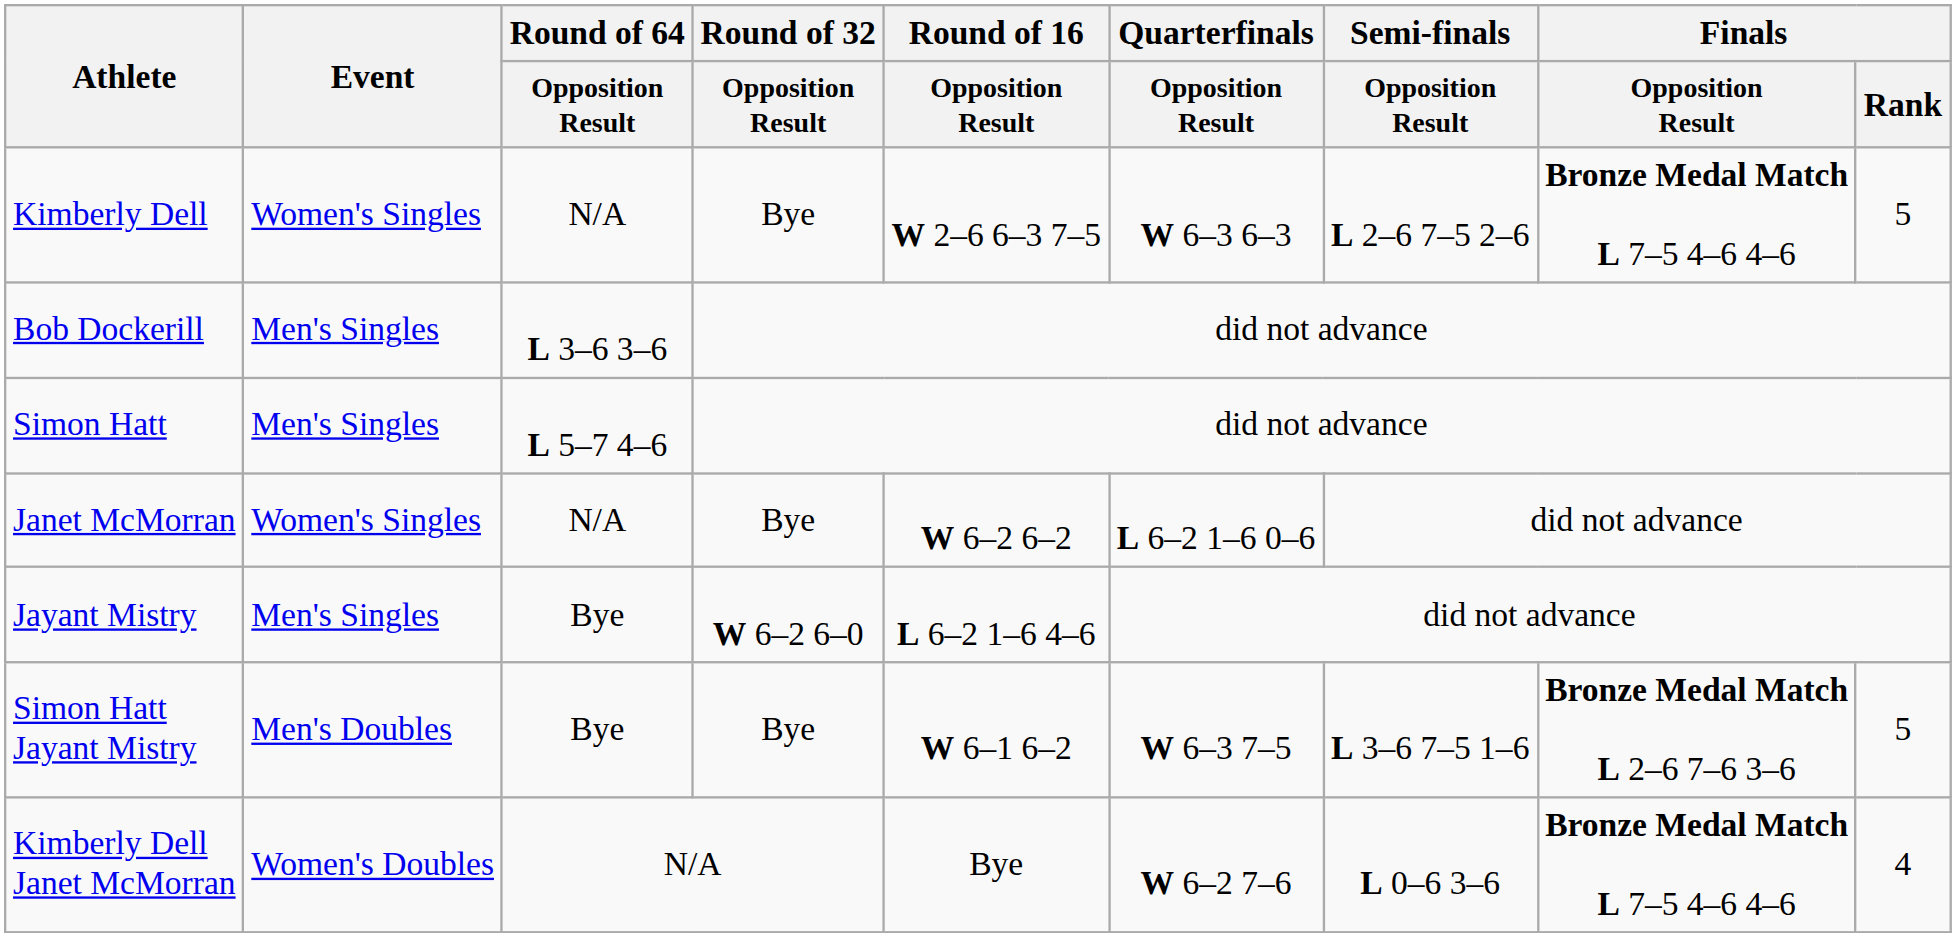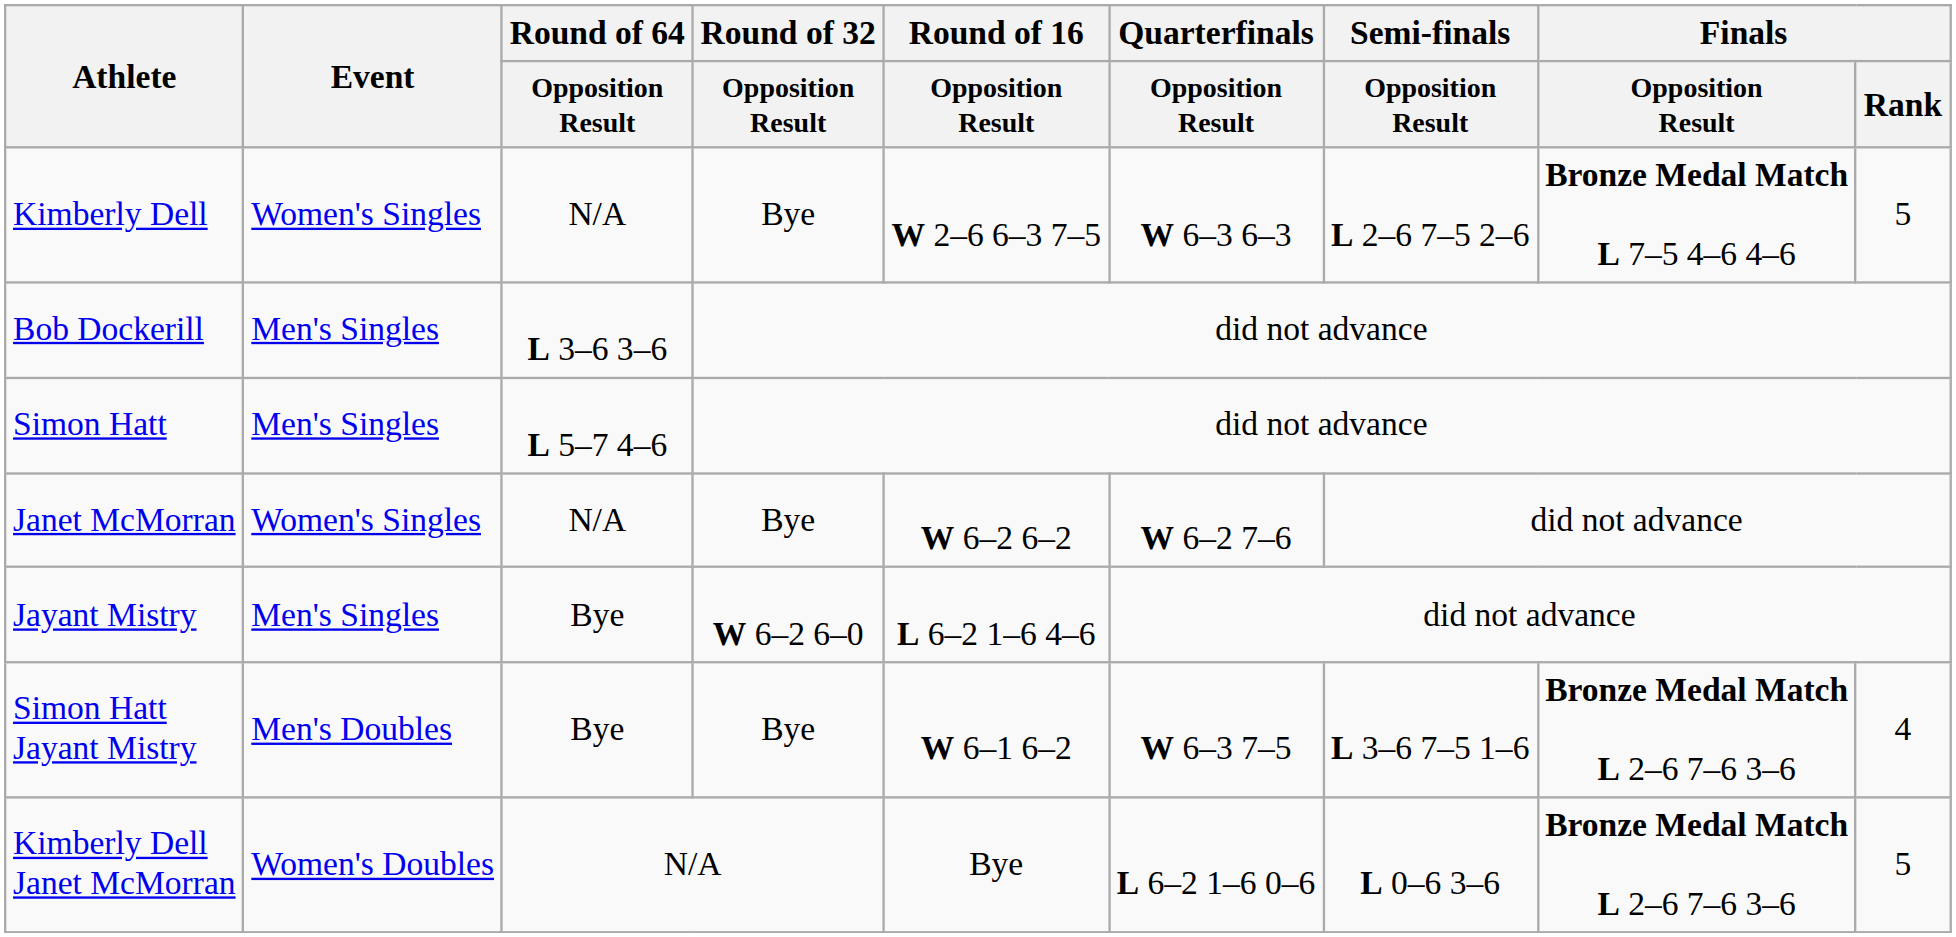(1216, 539) L 6–2 1–6 0–6 -> (1216, 539) W 6–2 7–6
(1903, 729) 5 -> (1903, 729) 4
(1216, 883) W 6–2 7–6 -> (1216, 883) L 6–2 1–6 0–6
(1697, 863) Bronze Medal Match L 7–5 4–6 4–6 -> (1697, 863) Bronze Medal Match L 2–6 7–6 3–6
(1903, 863) 4 -> (1903, 863) 5
